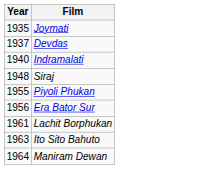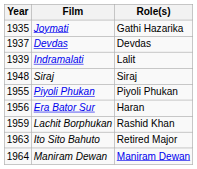+ column: (154, 12)
(18, 60) 1940 -> (18, 60) 1939
(18, 124) 1961 -> (18, 124) 1959
